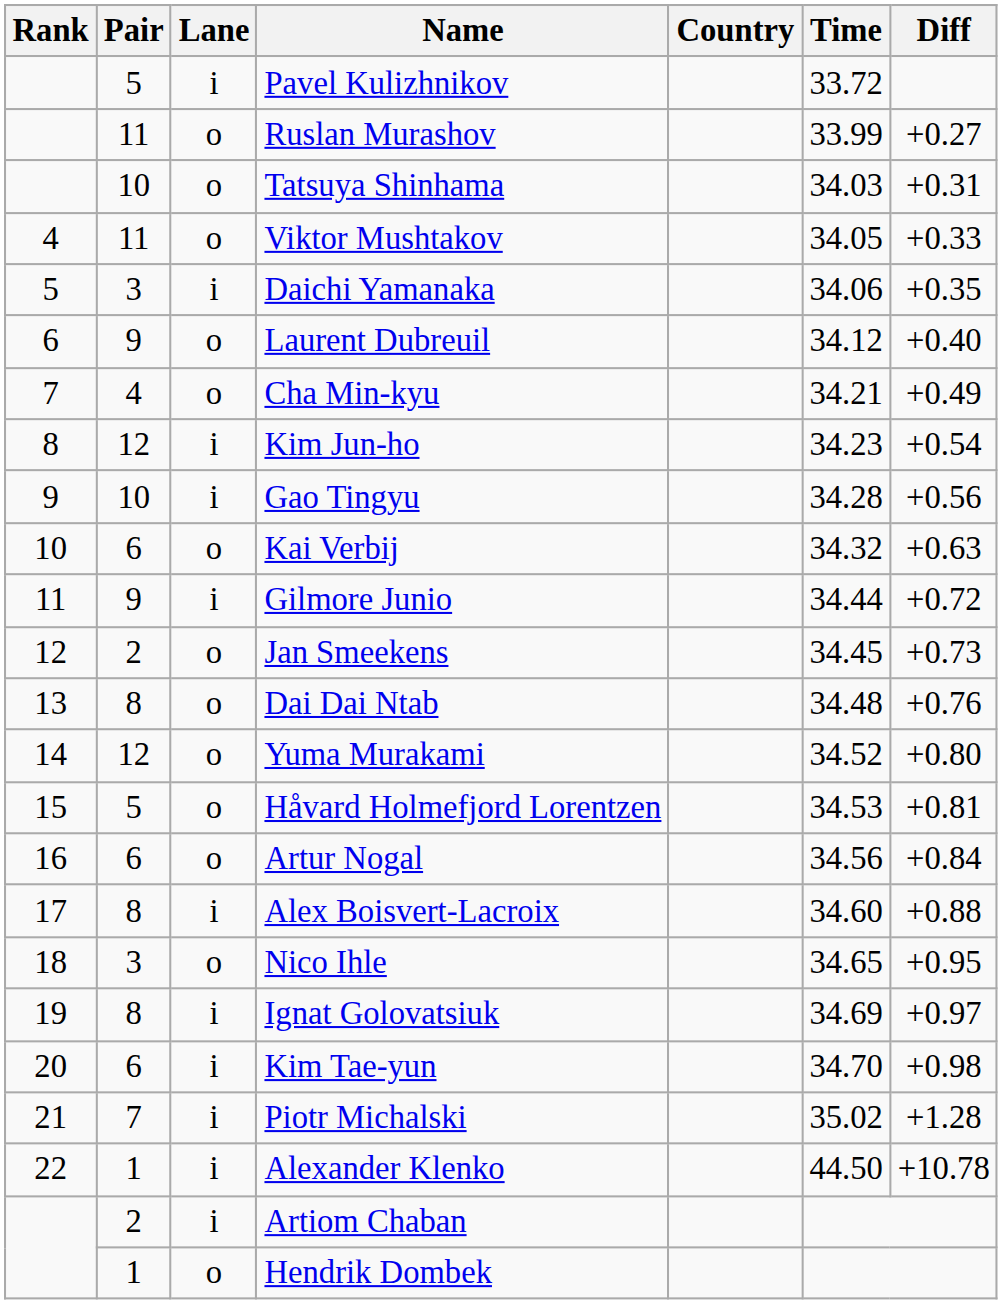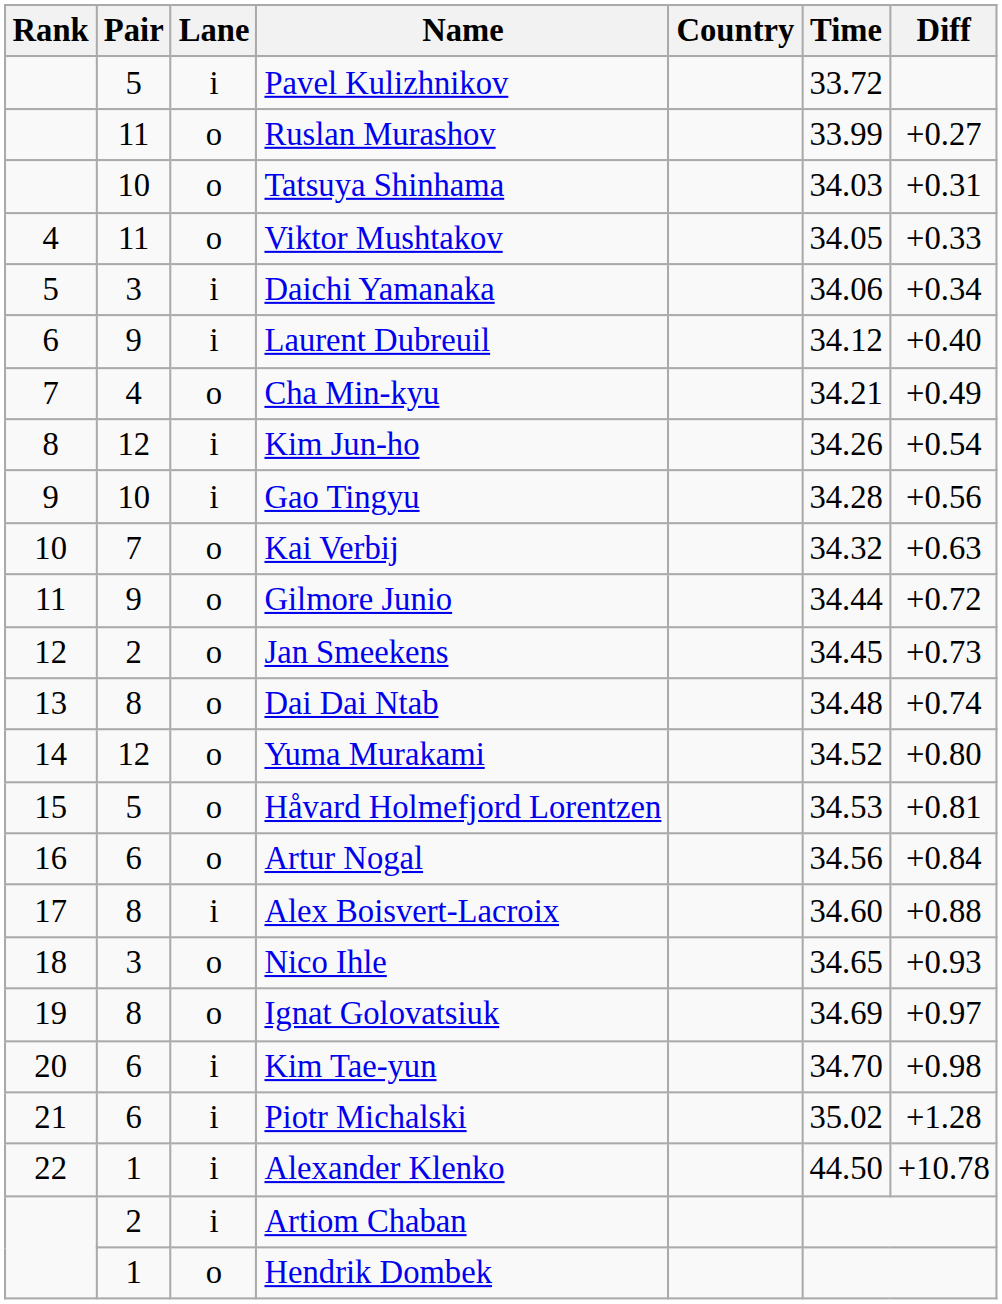(944, 289) +0.35 -> (944, 289) +0.34
(214, 340) o -> (214, 340) i
(846, 444) 34.23 -> (846, 444) 34.26
(134, 548) 6 -> (134, 548) 7
(214, 599) i -> (214, 599) o
(944, 703) +0.76 -> (944, 703) +0.74
(944, 962) +0.95 -> (944, 962) +0.93
(214, 1013) i -> (214, 1013) o
(134, 1117) 7 -> (134, 1117) 6
